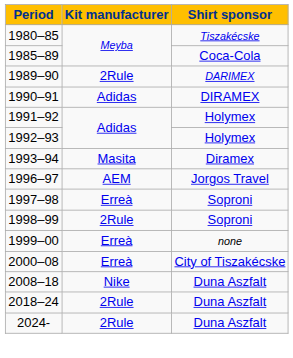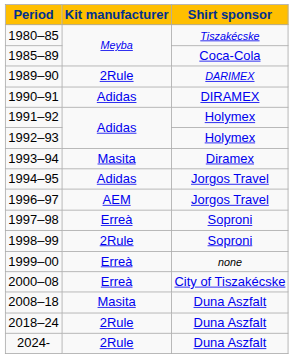+ row: (34, 179)
(117, 281) Nike -> (117, 302) Masita
